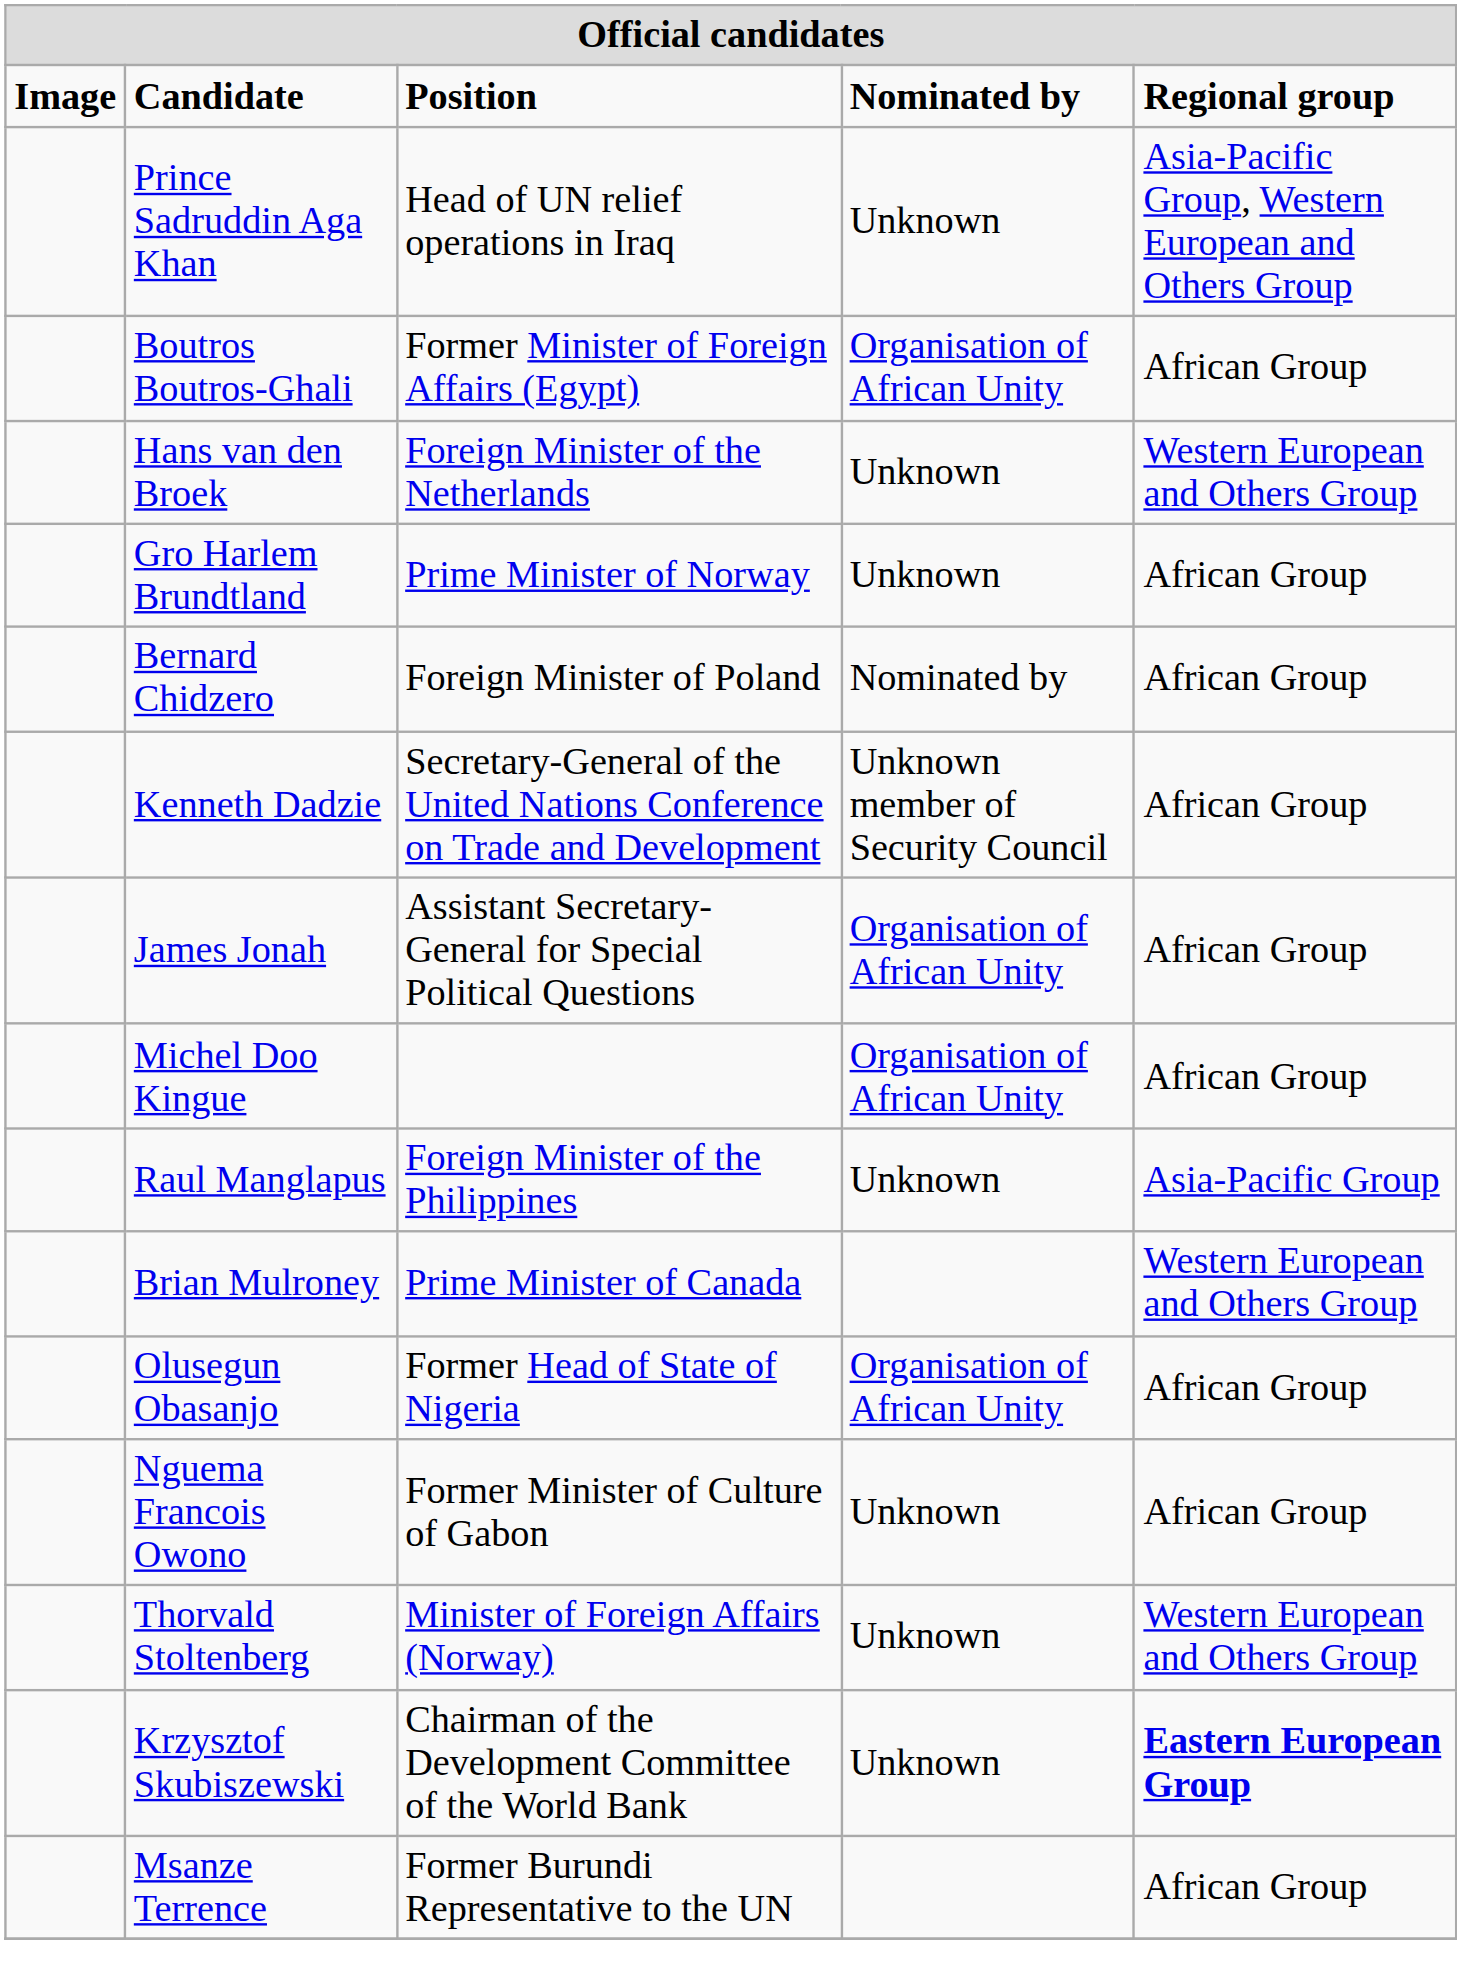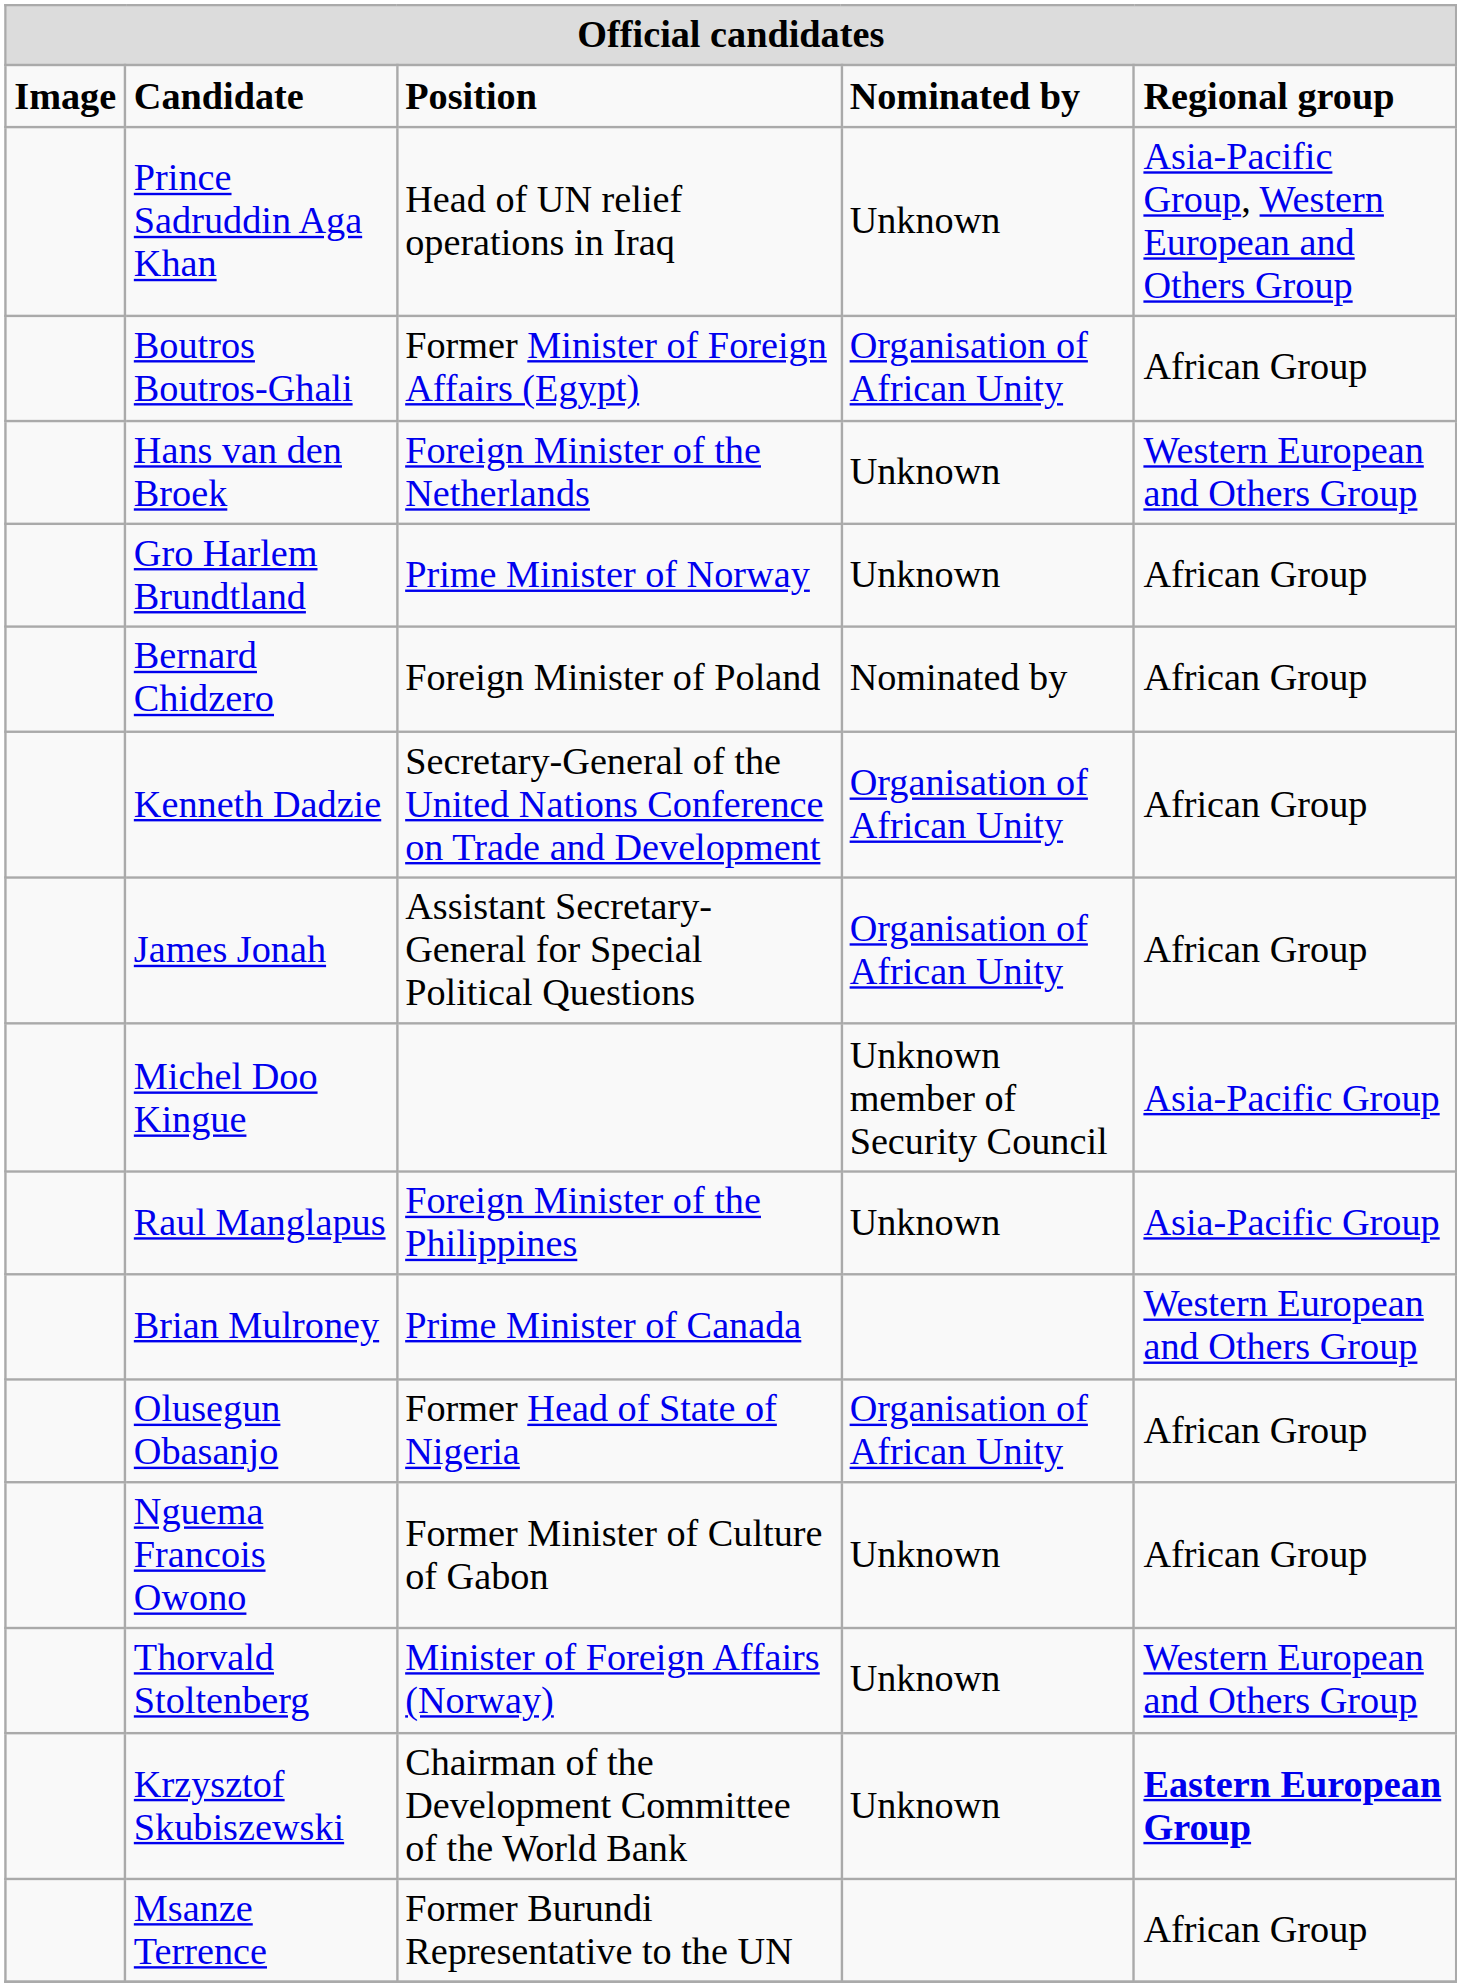(979, 803) Unknown member of Security Council -> (969, 803) Organisation of African Unity
(969, 1075) Organisation of African Unity -> (979, 1096) Unknown member of Security Council
(1255, 1075) African Group -> (1292, 1096) Asia-Pacific Group
